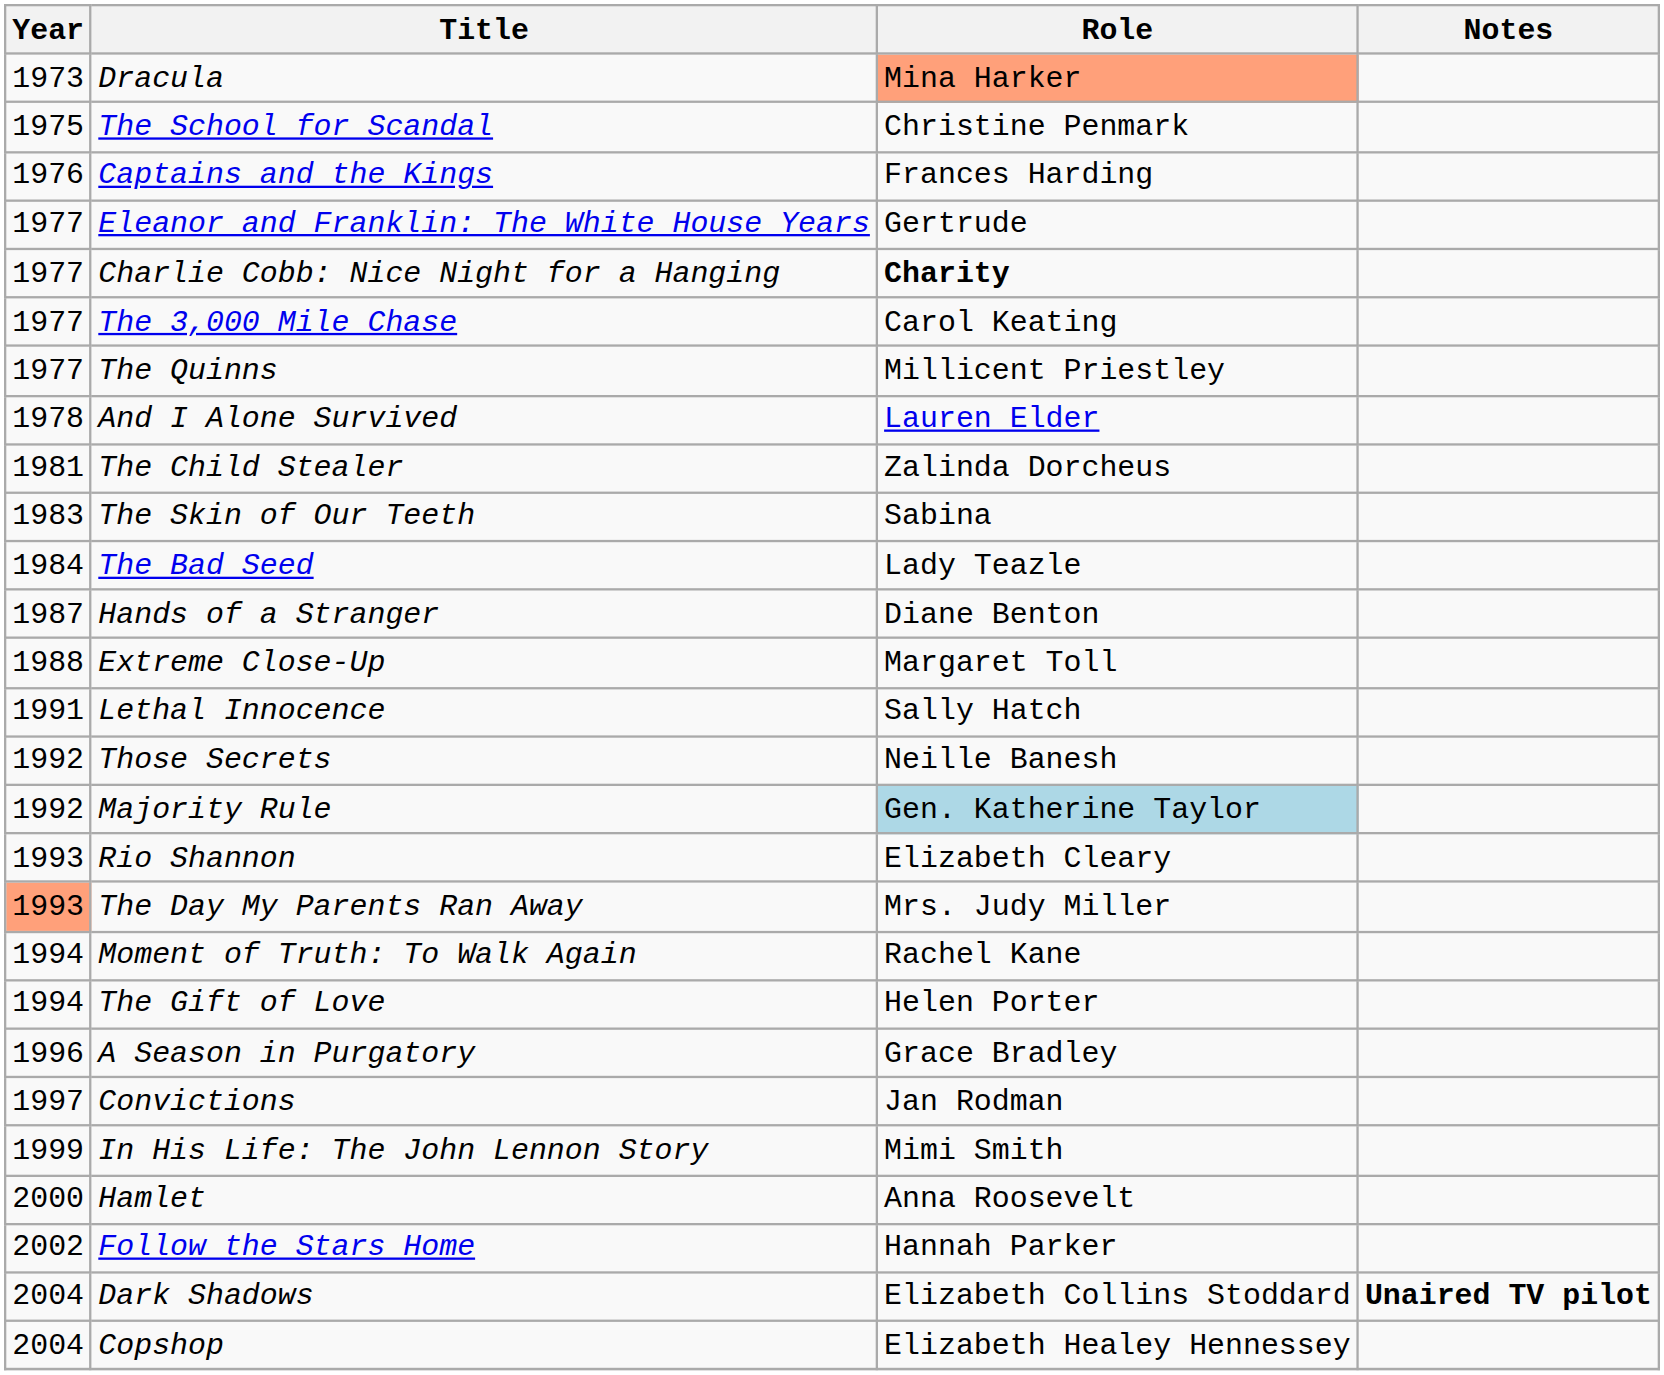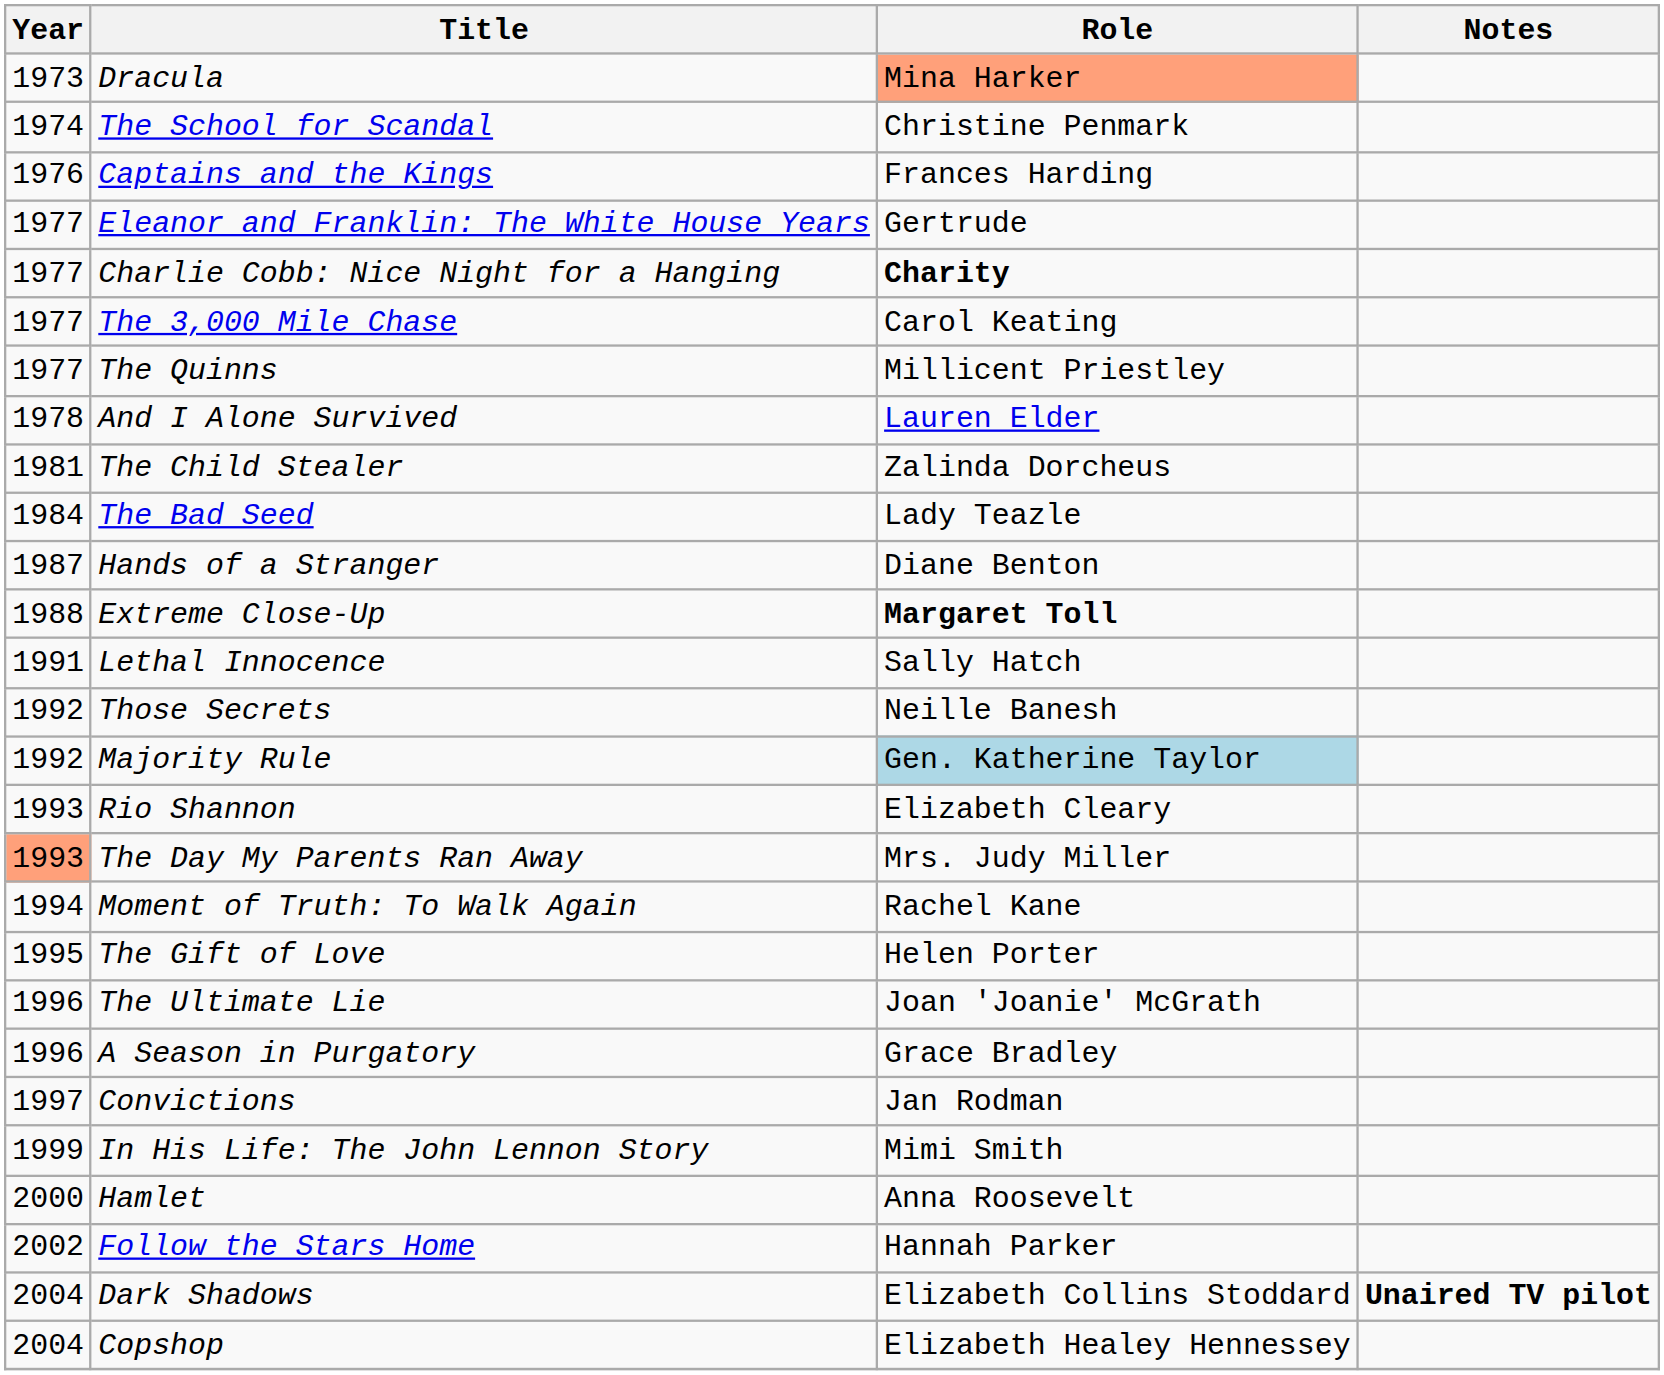(48, 127) 1975 -> (48, 127) 1974
- row: (287, 517)
(1001, 663) normal -> (1001, 614) bold
(48, 1004) 1994 -> (48, 955) 1995
+ row: (242, 1004)
